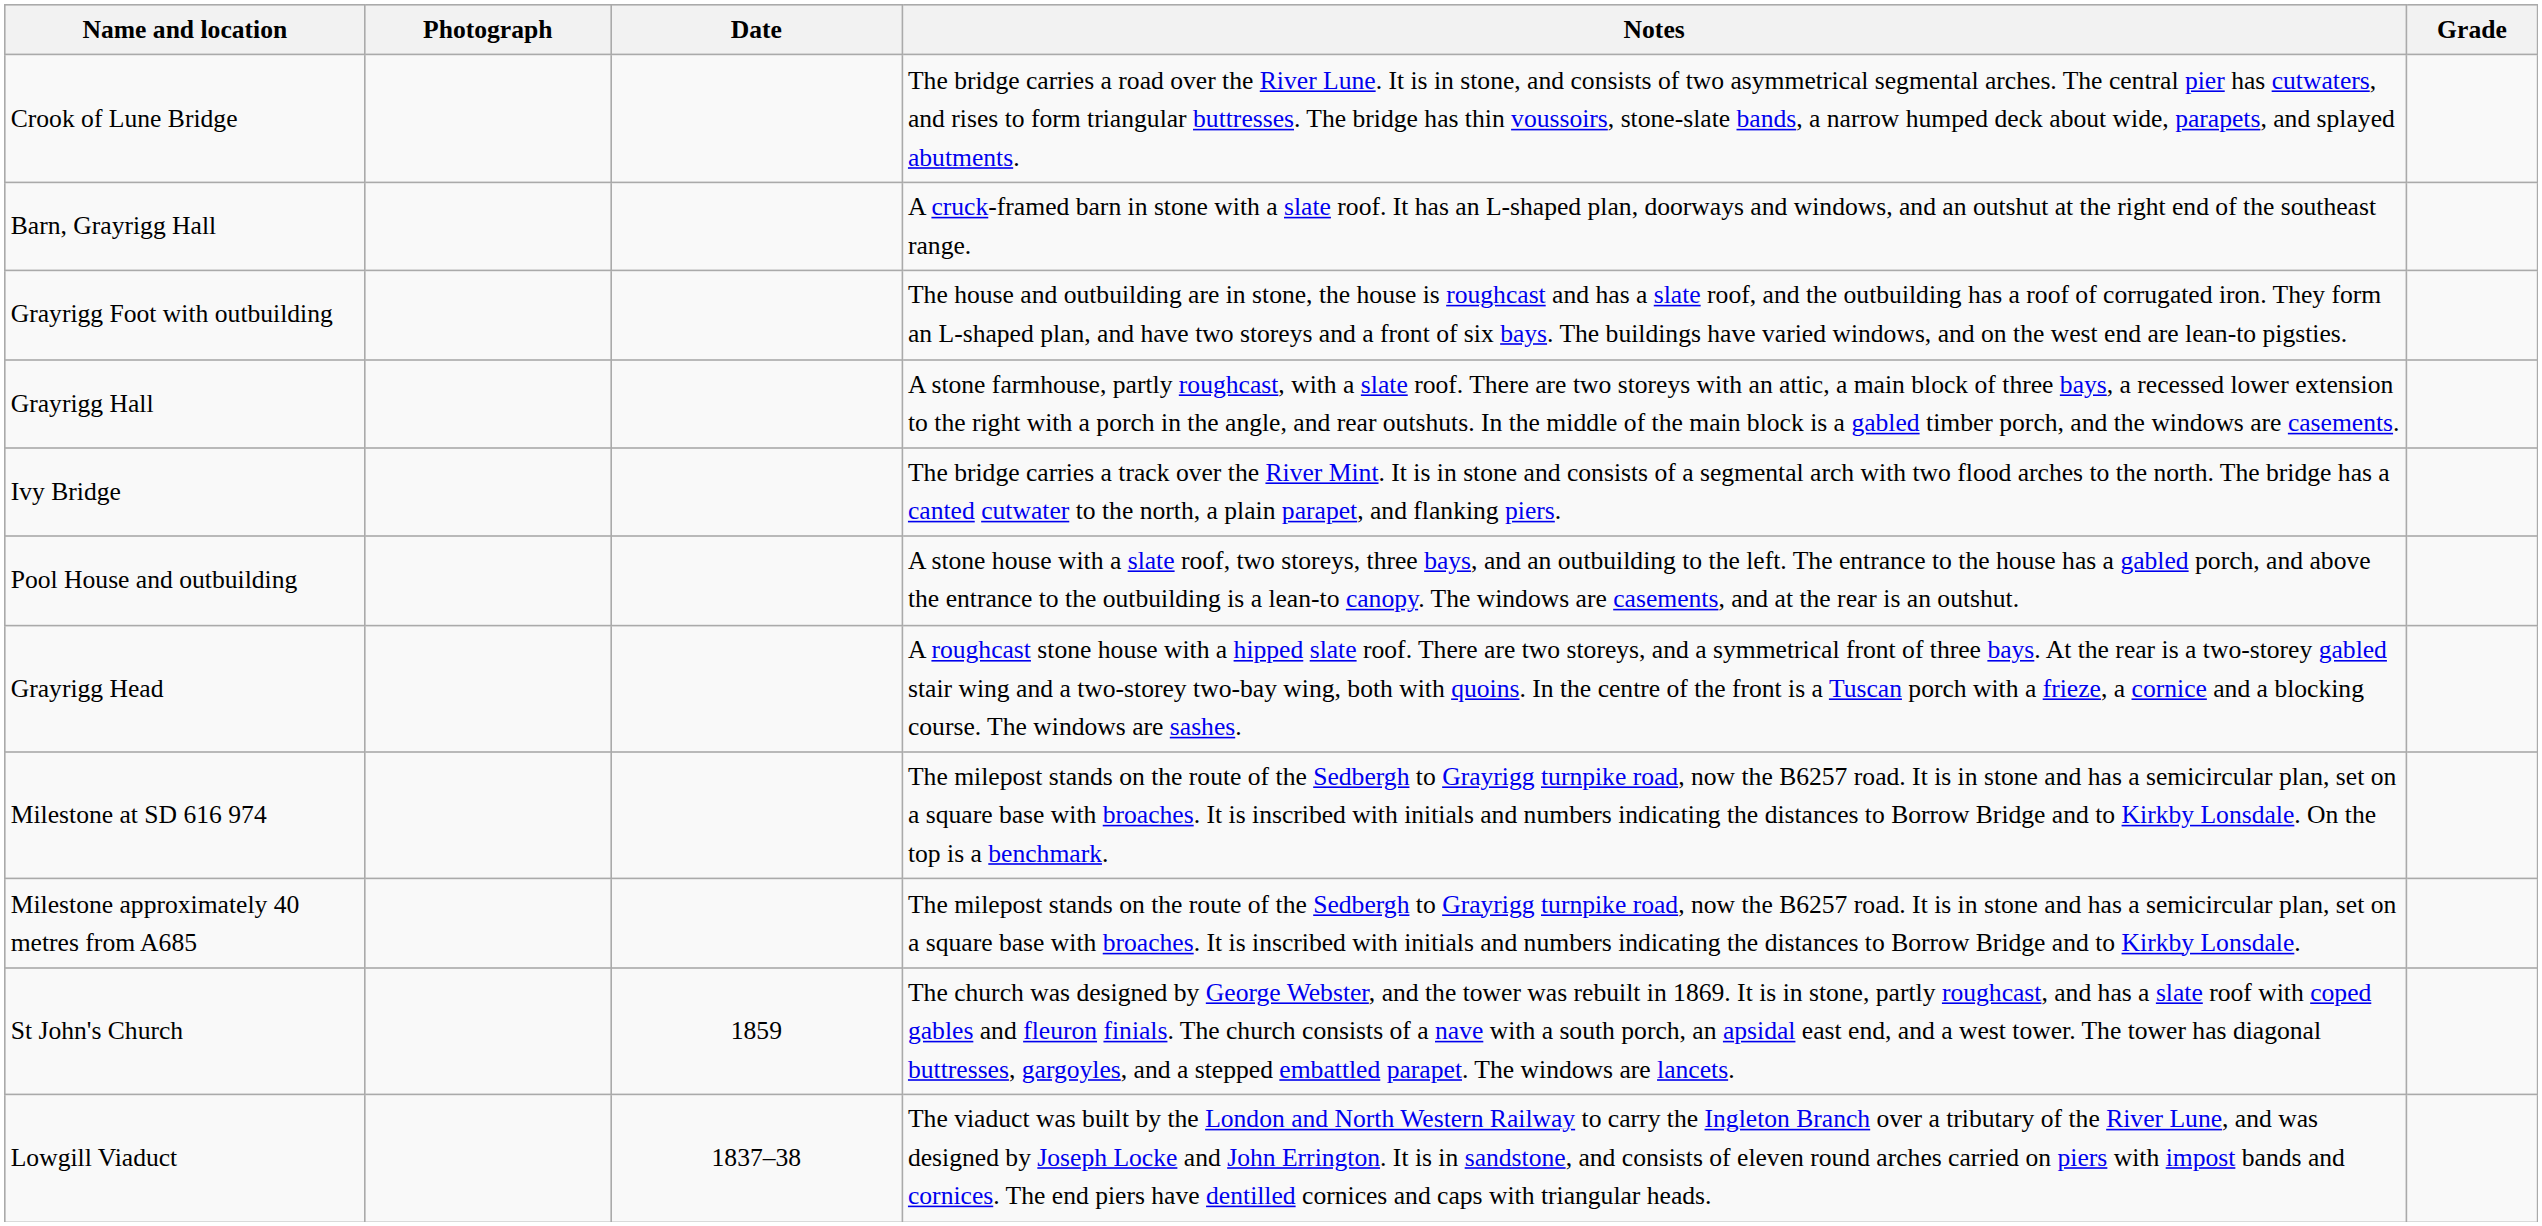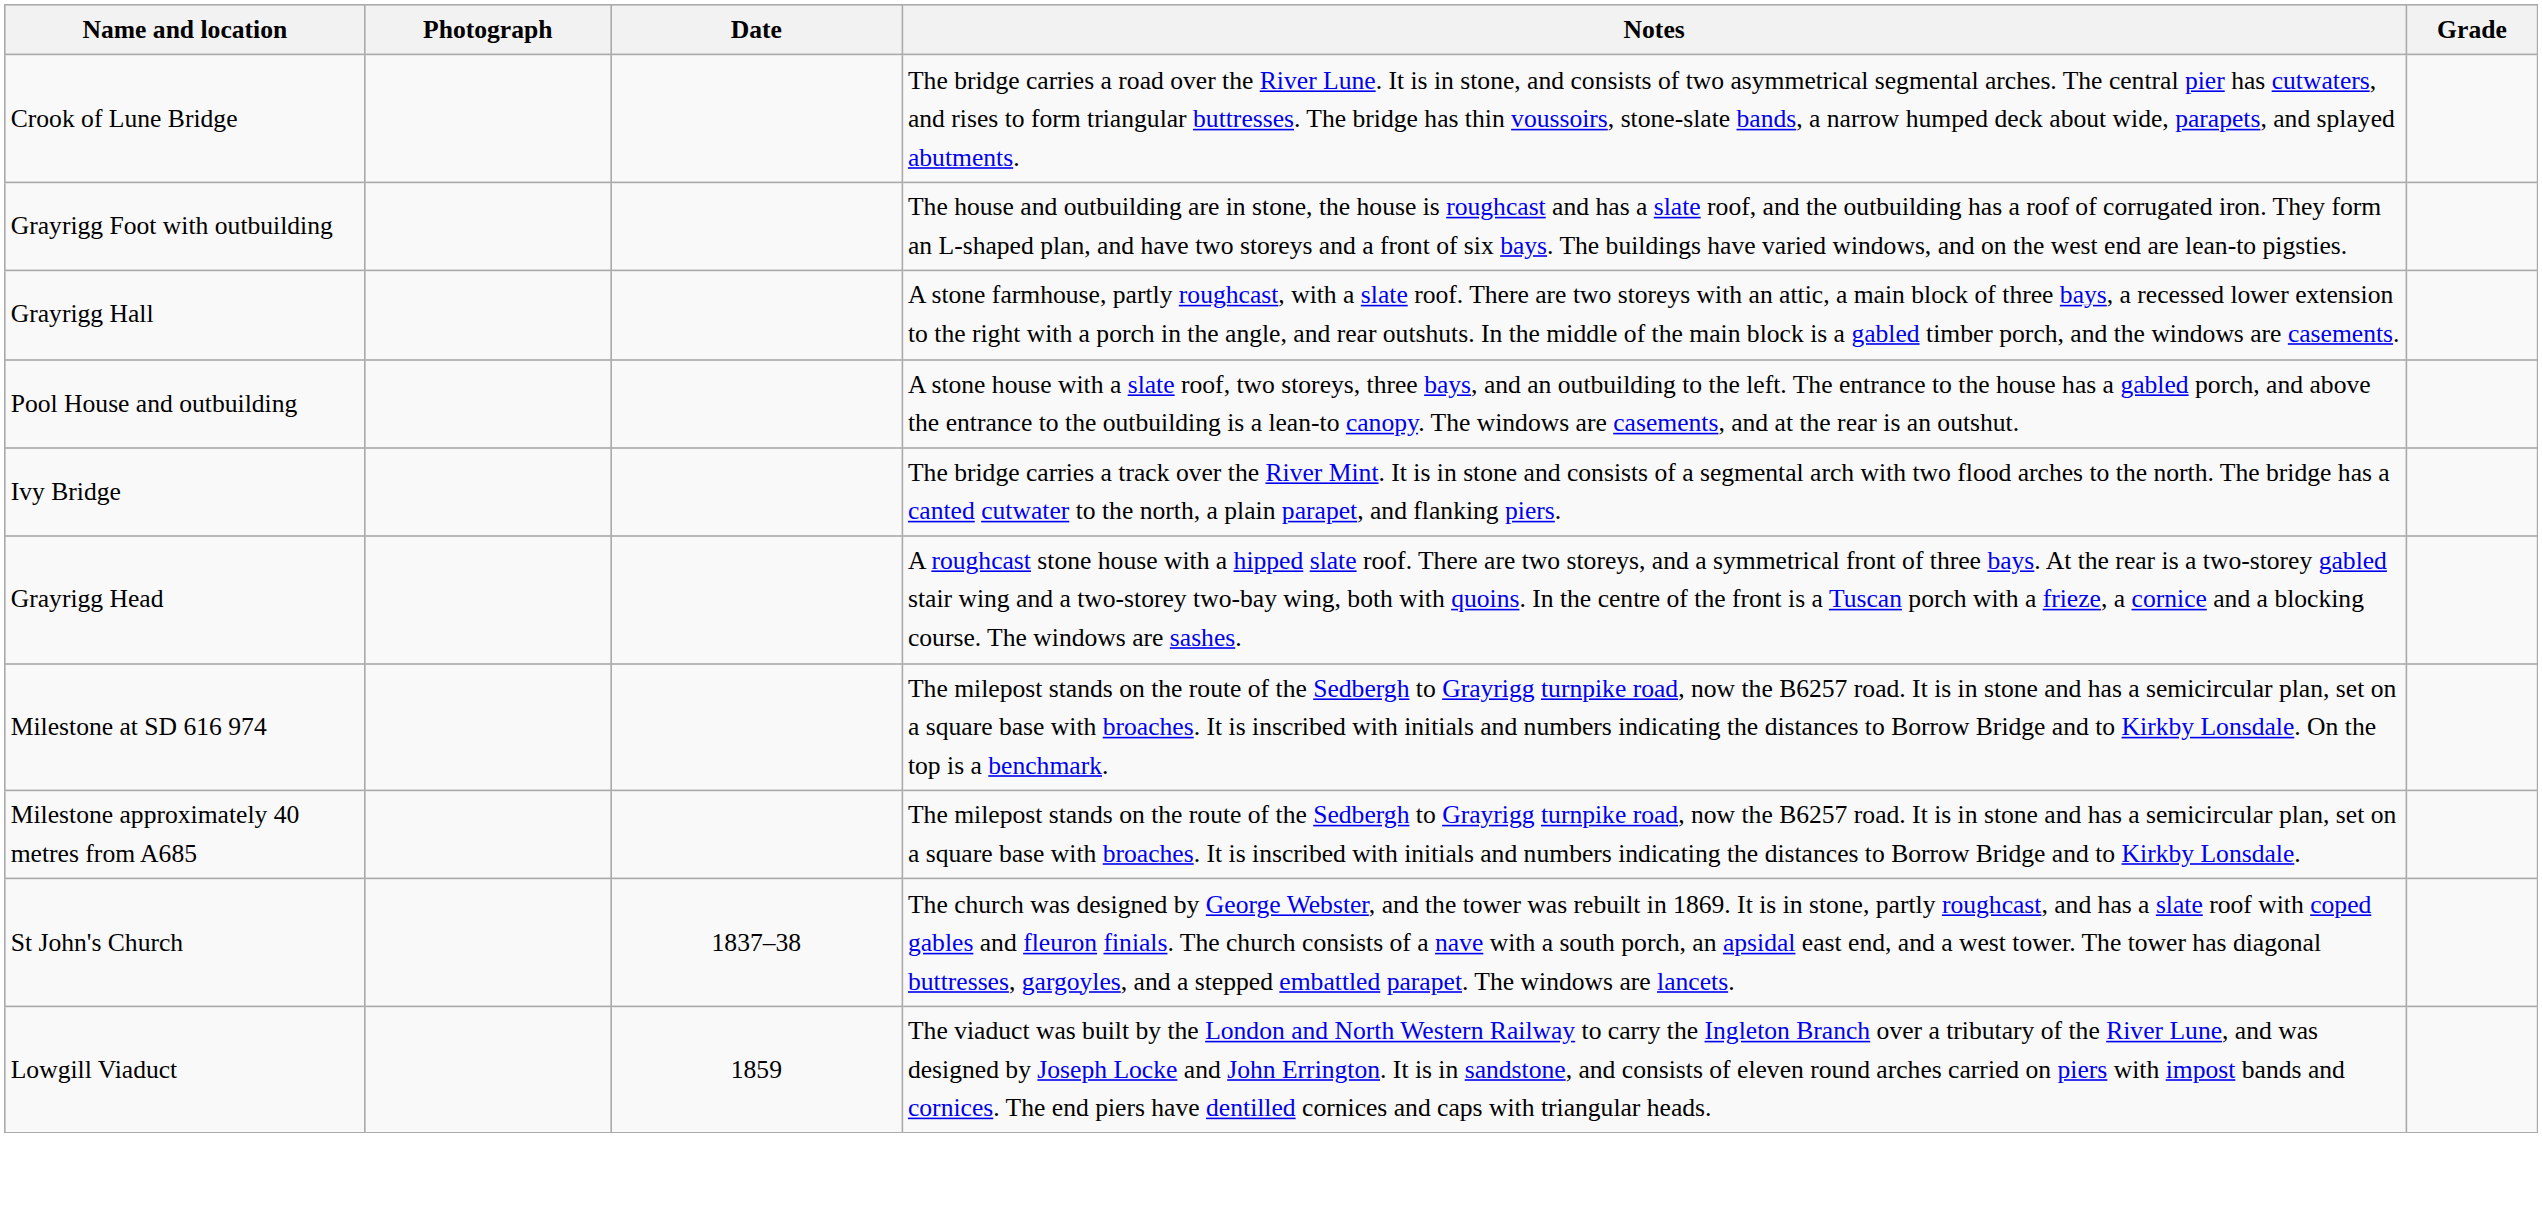- row: (113, 226)
rows swapped: (66, 491) <-> (154, 580)
(756, 1030) 1859 -> (756, 942) 1837–38
(756, 1157) 1837–38 -> (756, 1069) 1859
